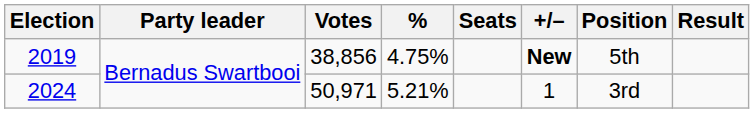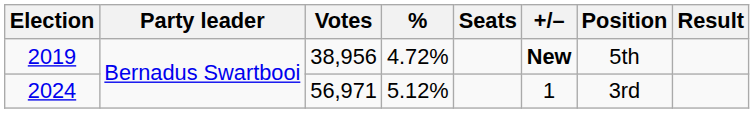(344, 56) 38,856 -> (344, 56) 38,956
(418, 56) 4.75% -> (418, 56) 4.72%
(344, 90) 50,971 -> (344, 90) 56,971
(418, 90) 5.21% -> (418, 90) 5.12%
